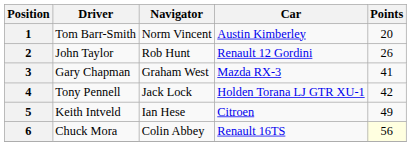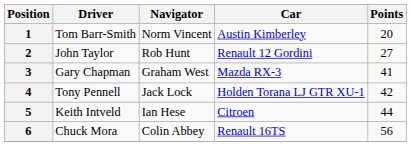(387, 53) 26 -> (387, 53) 27
(387, 111) 49 -> (387, 111) 44
(387, 131) lightyellow background -> (387, 131) no background
